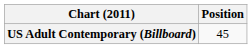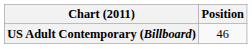(223, 33) 45 -> (223, 33) 46
